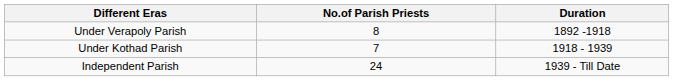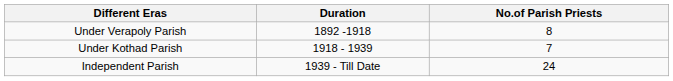columns swapped: (582, 13) <-> (376, 13)
